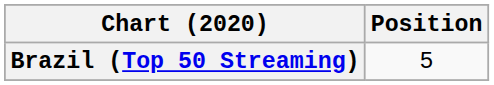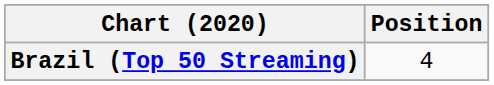(427, 62) 5 -> (427, 62) 4
